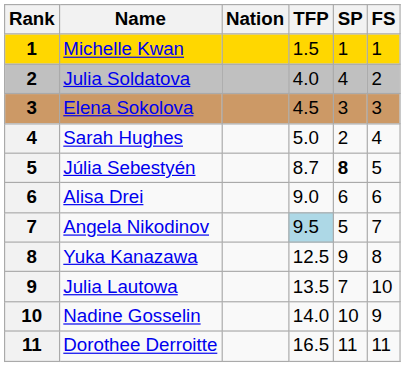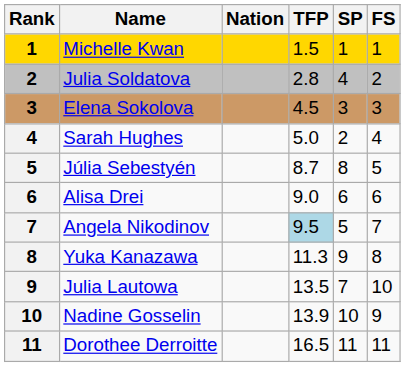(306, 78) 4.0 -> (306, 78) 2.8
(343, 167) bold -> (343, 167) normal
(311, 256) 12.5 -> (310, 256) 11.3
(311, 316) 14.0 -> (311, 316) 13.9
